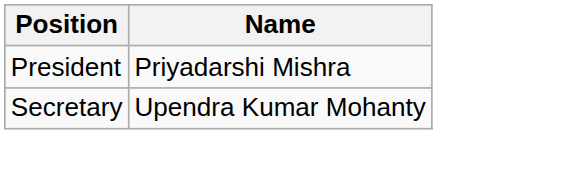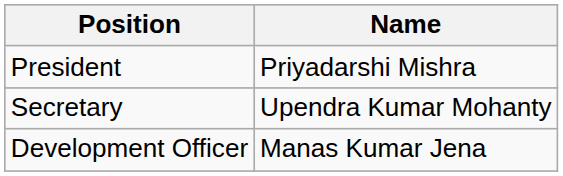+ row: (129, 149)
